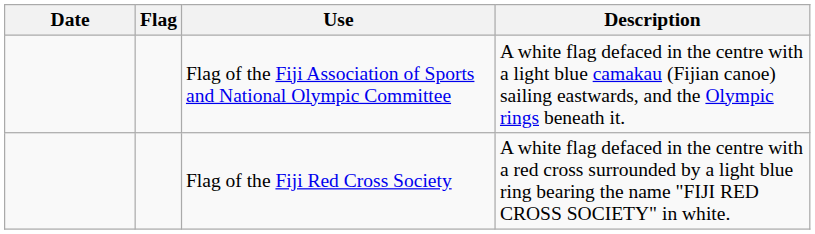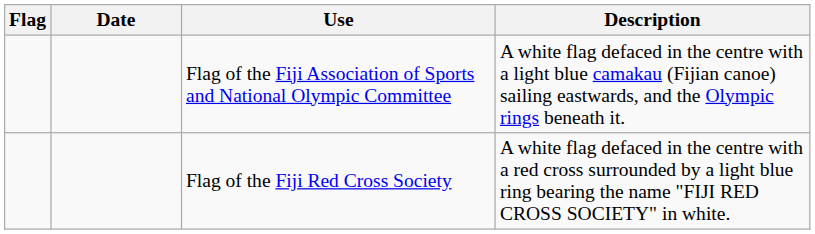columns swapped: (159, 19) <-> (70, 19)
